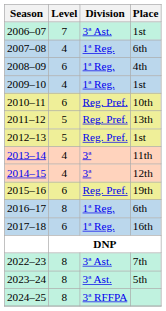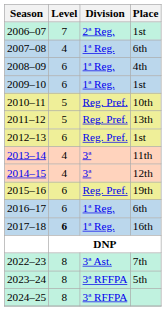(97, 31) 3ª Ast. -> (99, 31) 2ª Reg.
(64, 84) 4 -> (64, 84) 6
(64, 102) 6 -> (64, 102) 5
(64, 137) 5 -> (64, 137) 6
(64, 208) 8 -> (64, 208) 6
(64, 226) normal -> (64, 226) bold
(97, 279) 3ª Ast. -> (105, 279) 3ª RFFPA
